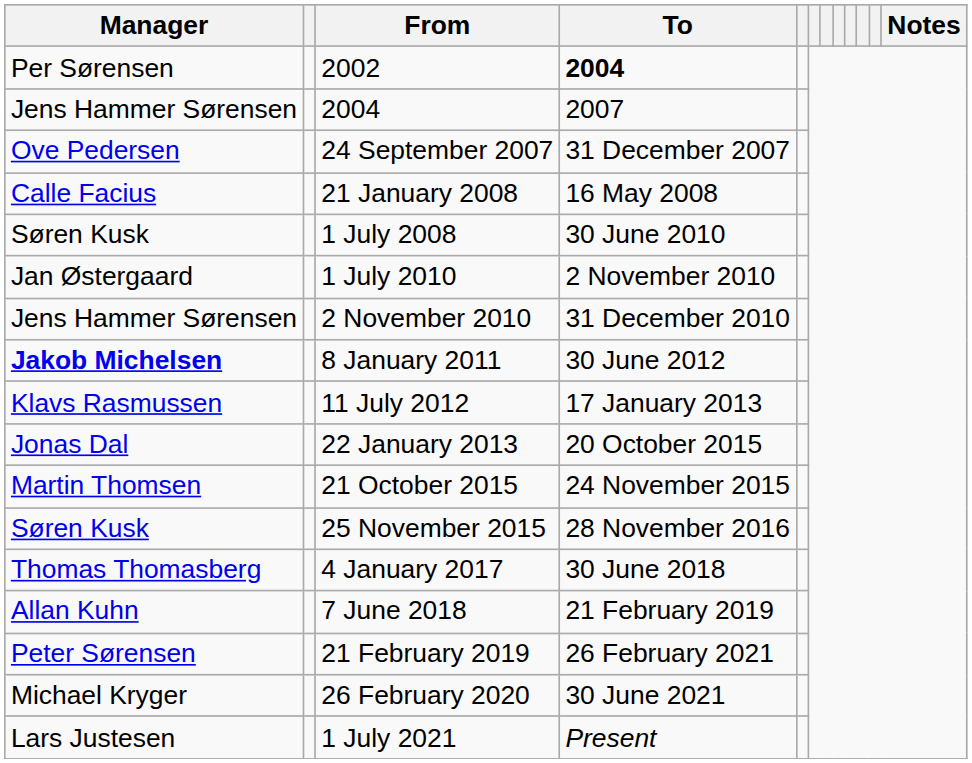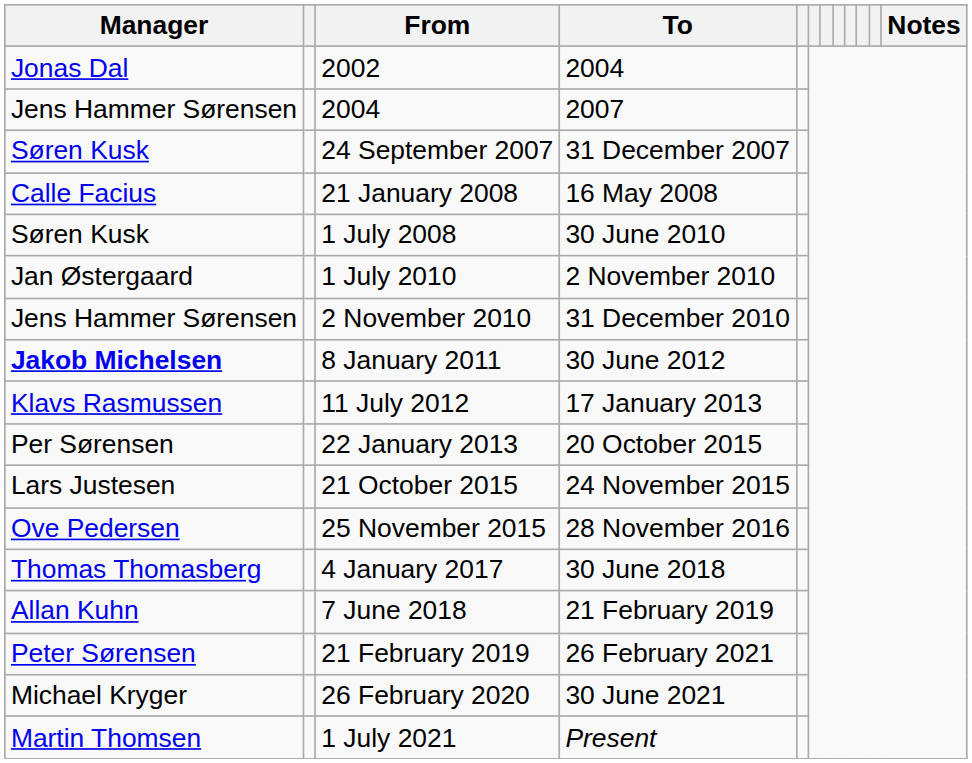(92, 67) Per Sørensen -> (70, 67) Jonas Dal
(595, 67) bold -> (595, 67) normal
(95, 151) Ove Pedersen -> (80, 151) Søren Kusk
(70, 444) Jonas Dal -> (92, 444) Per Sørensen
(106, 485) Martin Thomsen -> (93, 485) Lars Justesen
(80, 527) Søren Kusk -> (95, 527) Ove Pedersen
(93, 737) Lars Justesen -> (106, 737) Martin Thomsen
